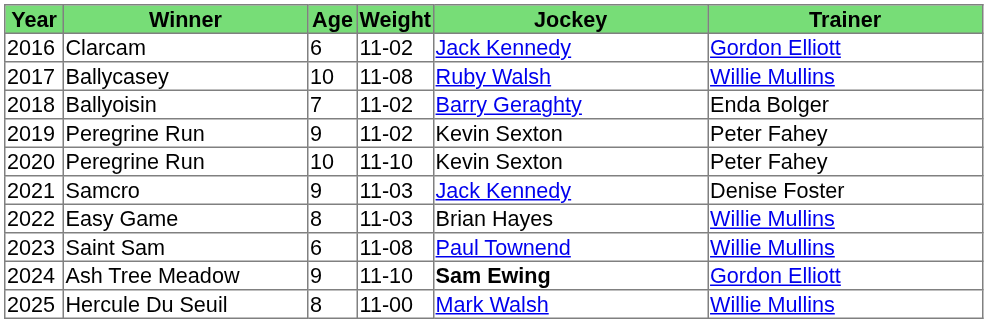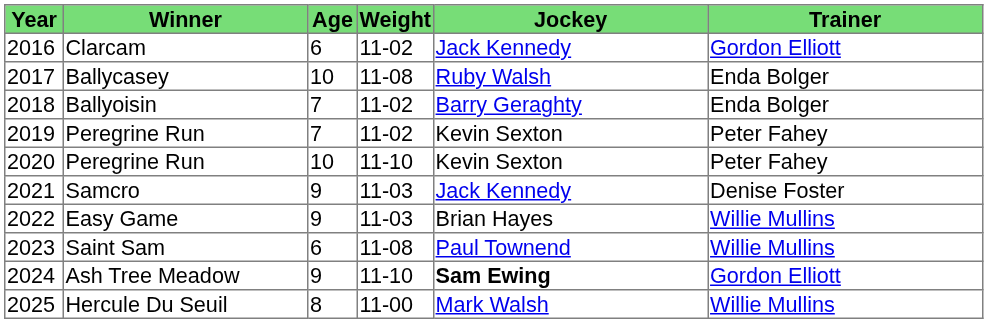(772, 76) Willie Mullins -> (769, 76) Enda Bolger
(316, 133) 9 -> (316, 133) 7
(316, 218) 8 -> (316, 218) 9
